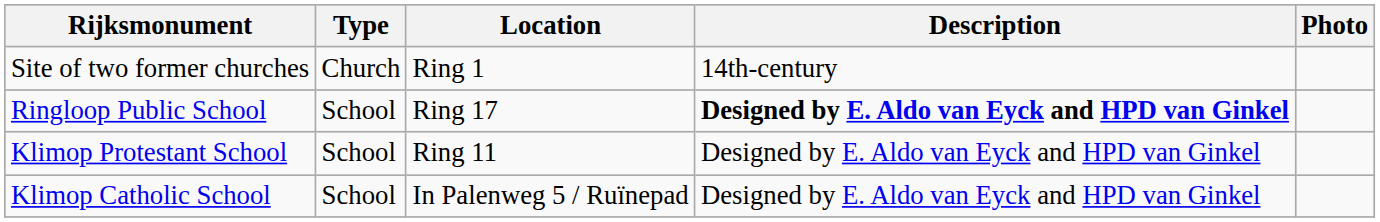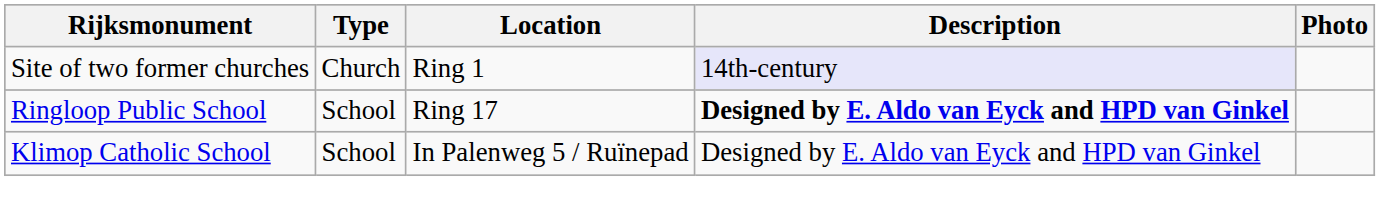(769, 68) no background -> (769, 68) lavender background
- row: (149, 152)
